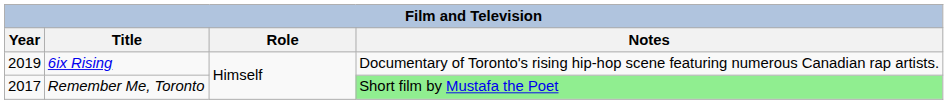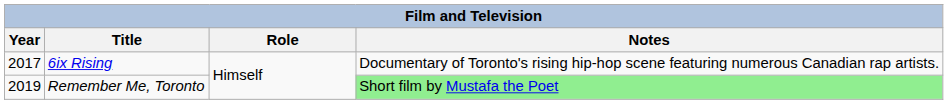(24, 63) 2019 -> (24, 63) 2017
(24, 87) 2017 -> (24, 87) 2019
